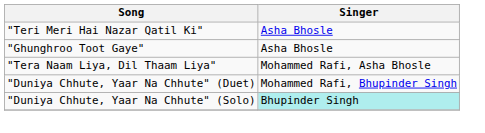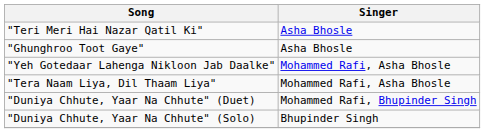+ row: (141, 66)
(310, 101) paleturquoise background -> (329, 119) no background
